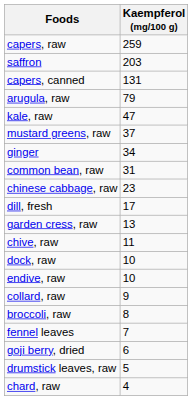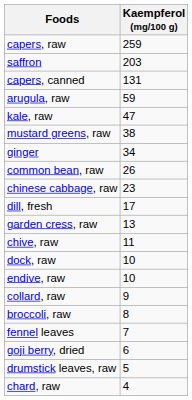(129, 98) 79 -> (129, 98) 59
(129, 134) 37 -> (129, 134) 38
(129, 170) 31 -> (129, 170) 26
